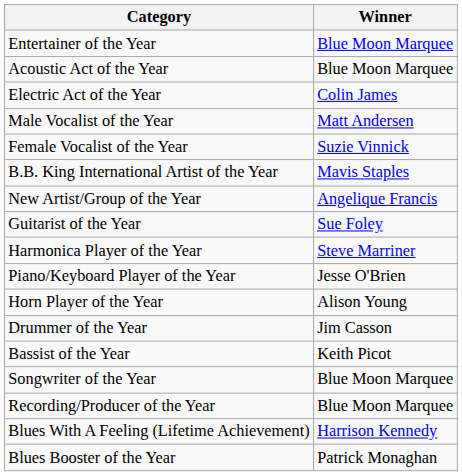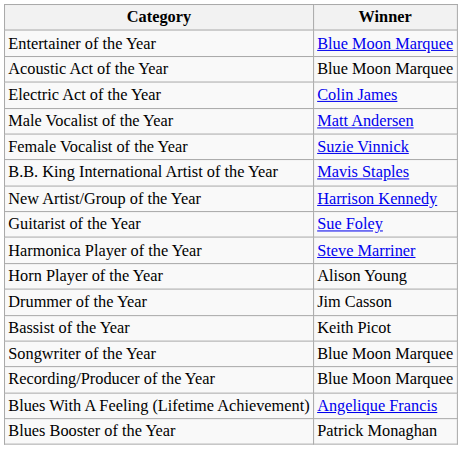(377, 198) Angelique Francis -> (377, 198) Harrison Kennedy
- row: (122, 276)
(377, 431) Harrison Kennedy -> (377, 405) Angelique Francis
